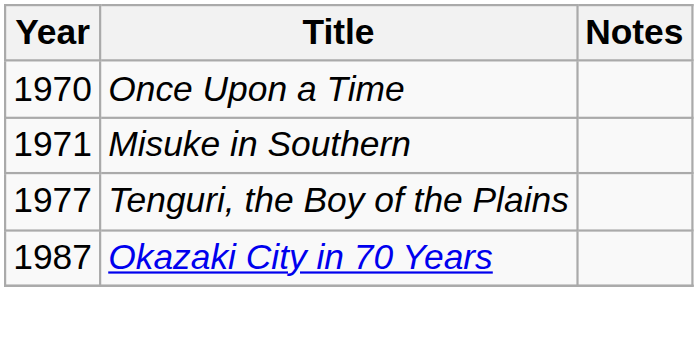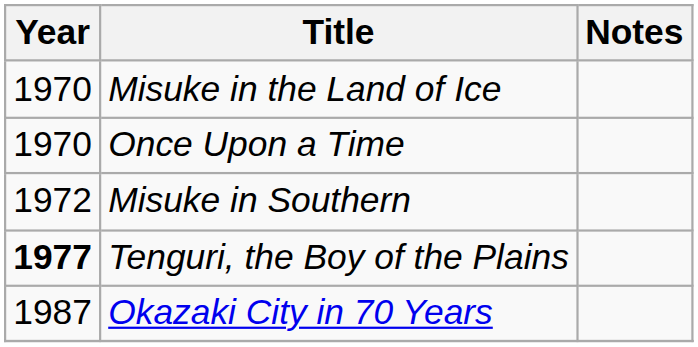+ row: (305, 88)
(53, 144) 1971 -> (53, 200) 1972
(53, 200) normal -> (53, 256) bold
